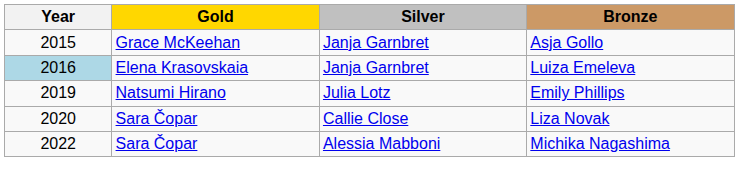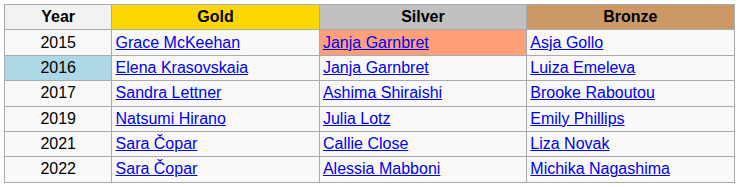(376, 42) no background -> (376, 42) lightsalmon background
+ row: (593, 93)
(58, 118) 2020 -> (58, 144) 2021
